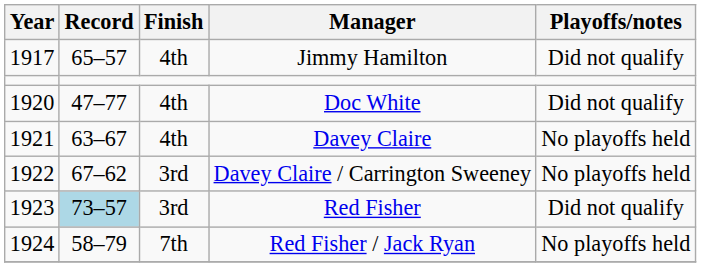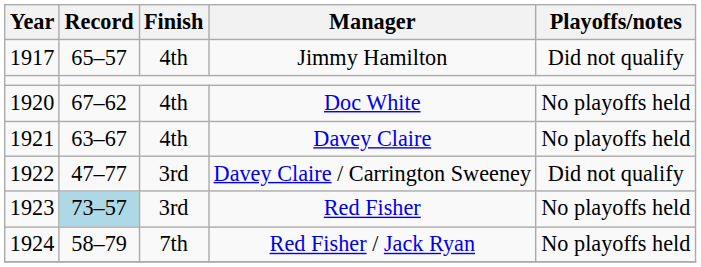(99, 102) 47–77 -> (99, 102) 67–62
(616, 102) Did not qualify -> (616, 102) No playoffs held
(99, 173) 67–62 -> (99, 173) 47–77
(616, 173) No playoffs held -> (616, 173) Did not qualify
(616, 208) Did not qualify -> (616, 208) No playoffs held
